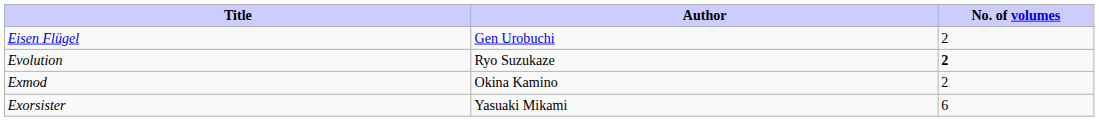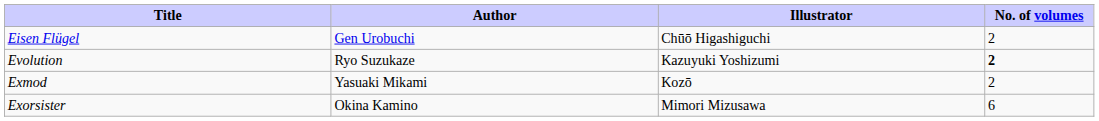+ column: (821, 15)
(516, 82) Okina Kamino -> (381, 82) Yasuaki Mikami
(521, 104) Yasuaki Mikami -> (376, 104) Okina Kamino
